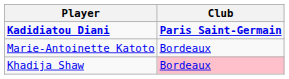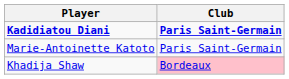(185, 48) Bordeaux -> (221, 48) Paris Saint-Germain
